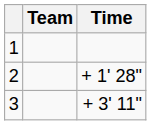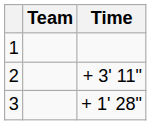(112, 76) + 1' 28" -> (112, 76) + 3' 11"
(112, 104) + 3' 11" -> (112, 104) + 1' 28"
